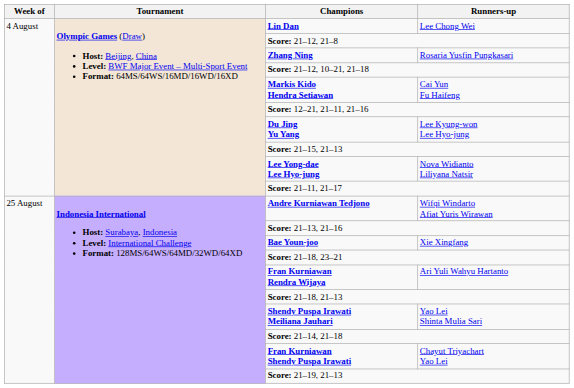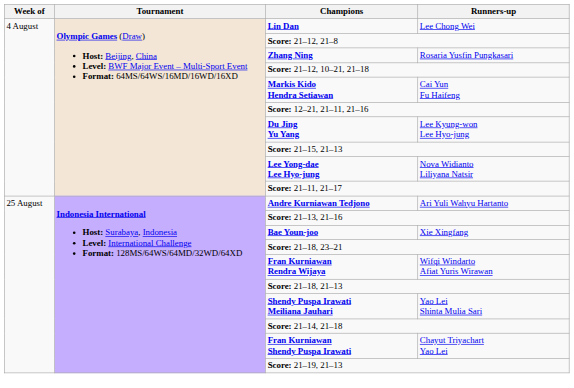(456, 208) Wifqi Windarto Afiat Yuris Wirawan -> (464, 203) Ari Yuli Wahyu Hartanto
(464, 271) Ari Yuli Wahyu Hartanto -> (456, 266) Wifqi Windarto Afiat Yuris Wirawan
